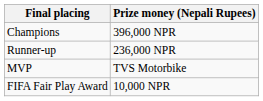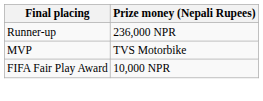- row: (33, 31)
